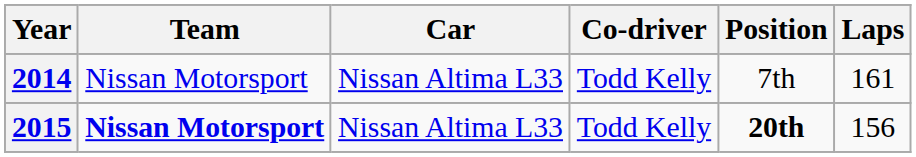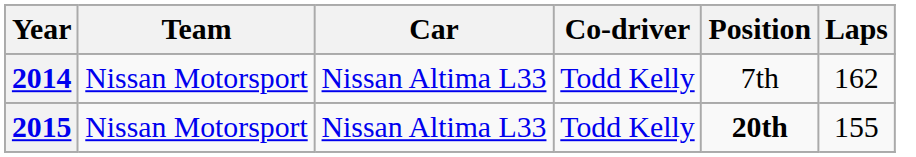(873, 78) 161 -> (856, 78) 162
(205, 127) bold -> (196, 127) normal
(873, 127) 156 -> (856, 127) 155
